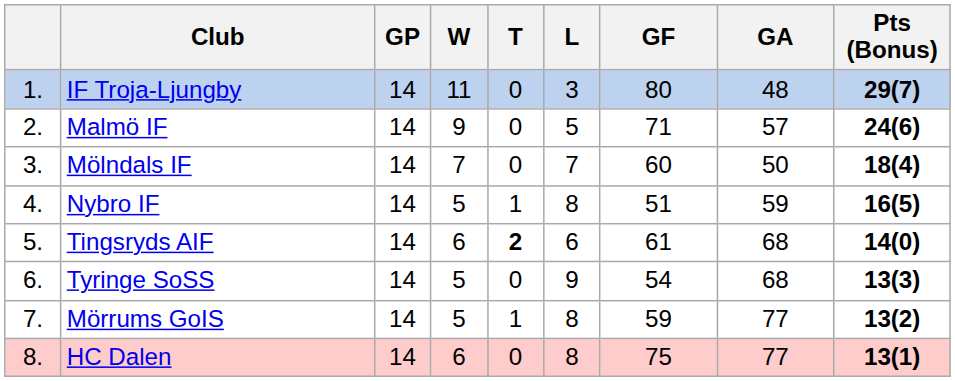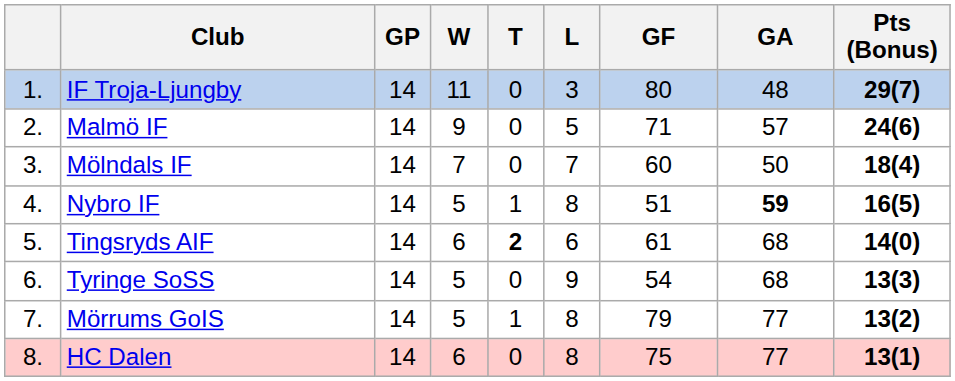(775, 204) normal -> (775, 204) bold
(658, 319) 59 -> (658, 319) 79
